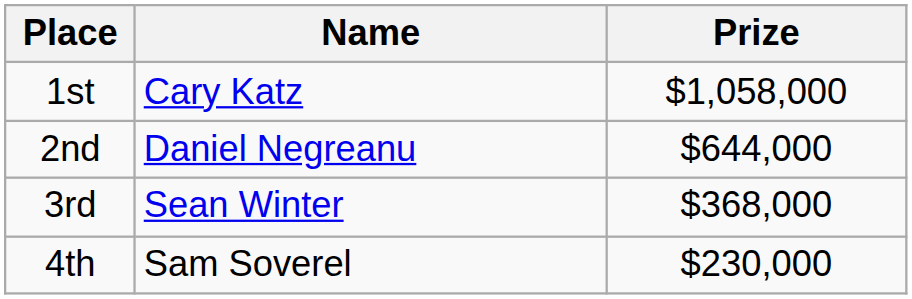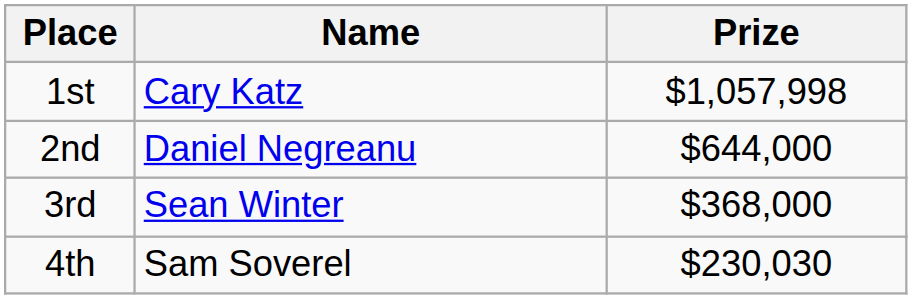(756, 90) $1,058,000 -> (756, 90) $1,057,998
(756, 263) $230,000 -> (756, 263) $230,030
